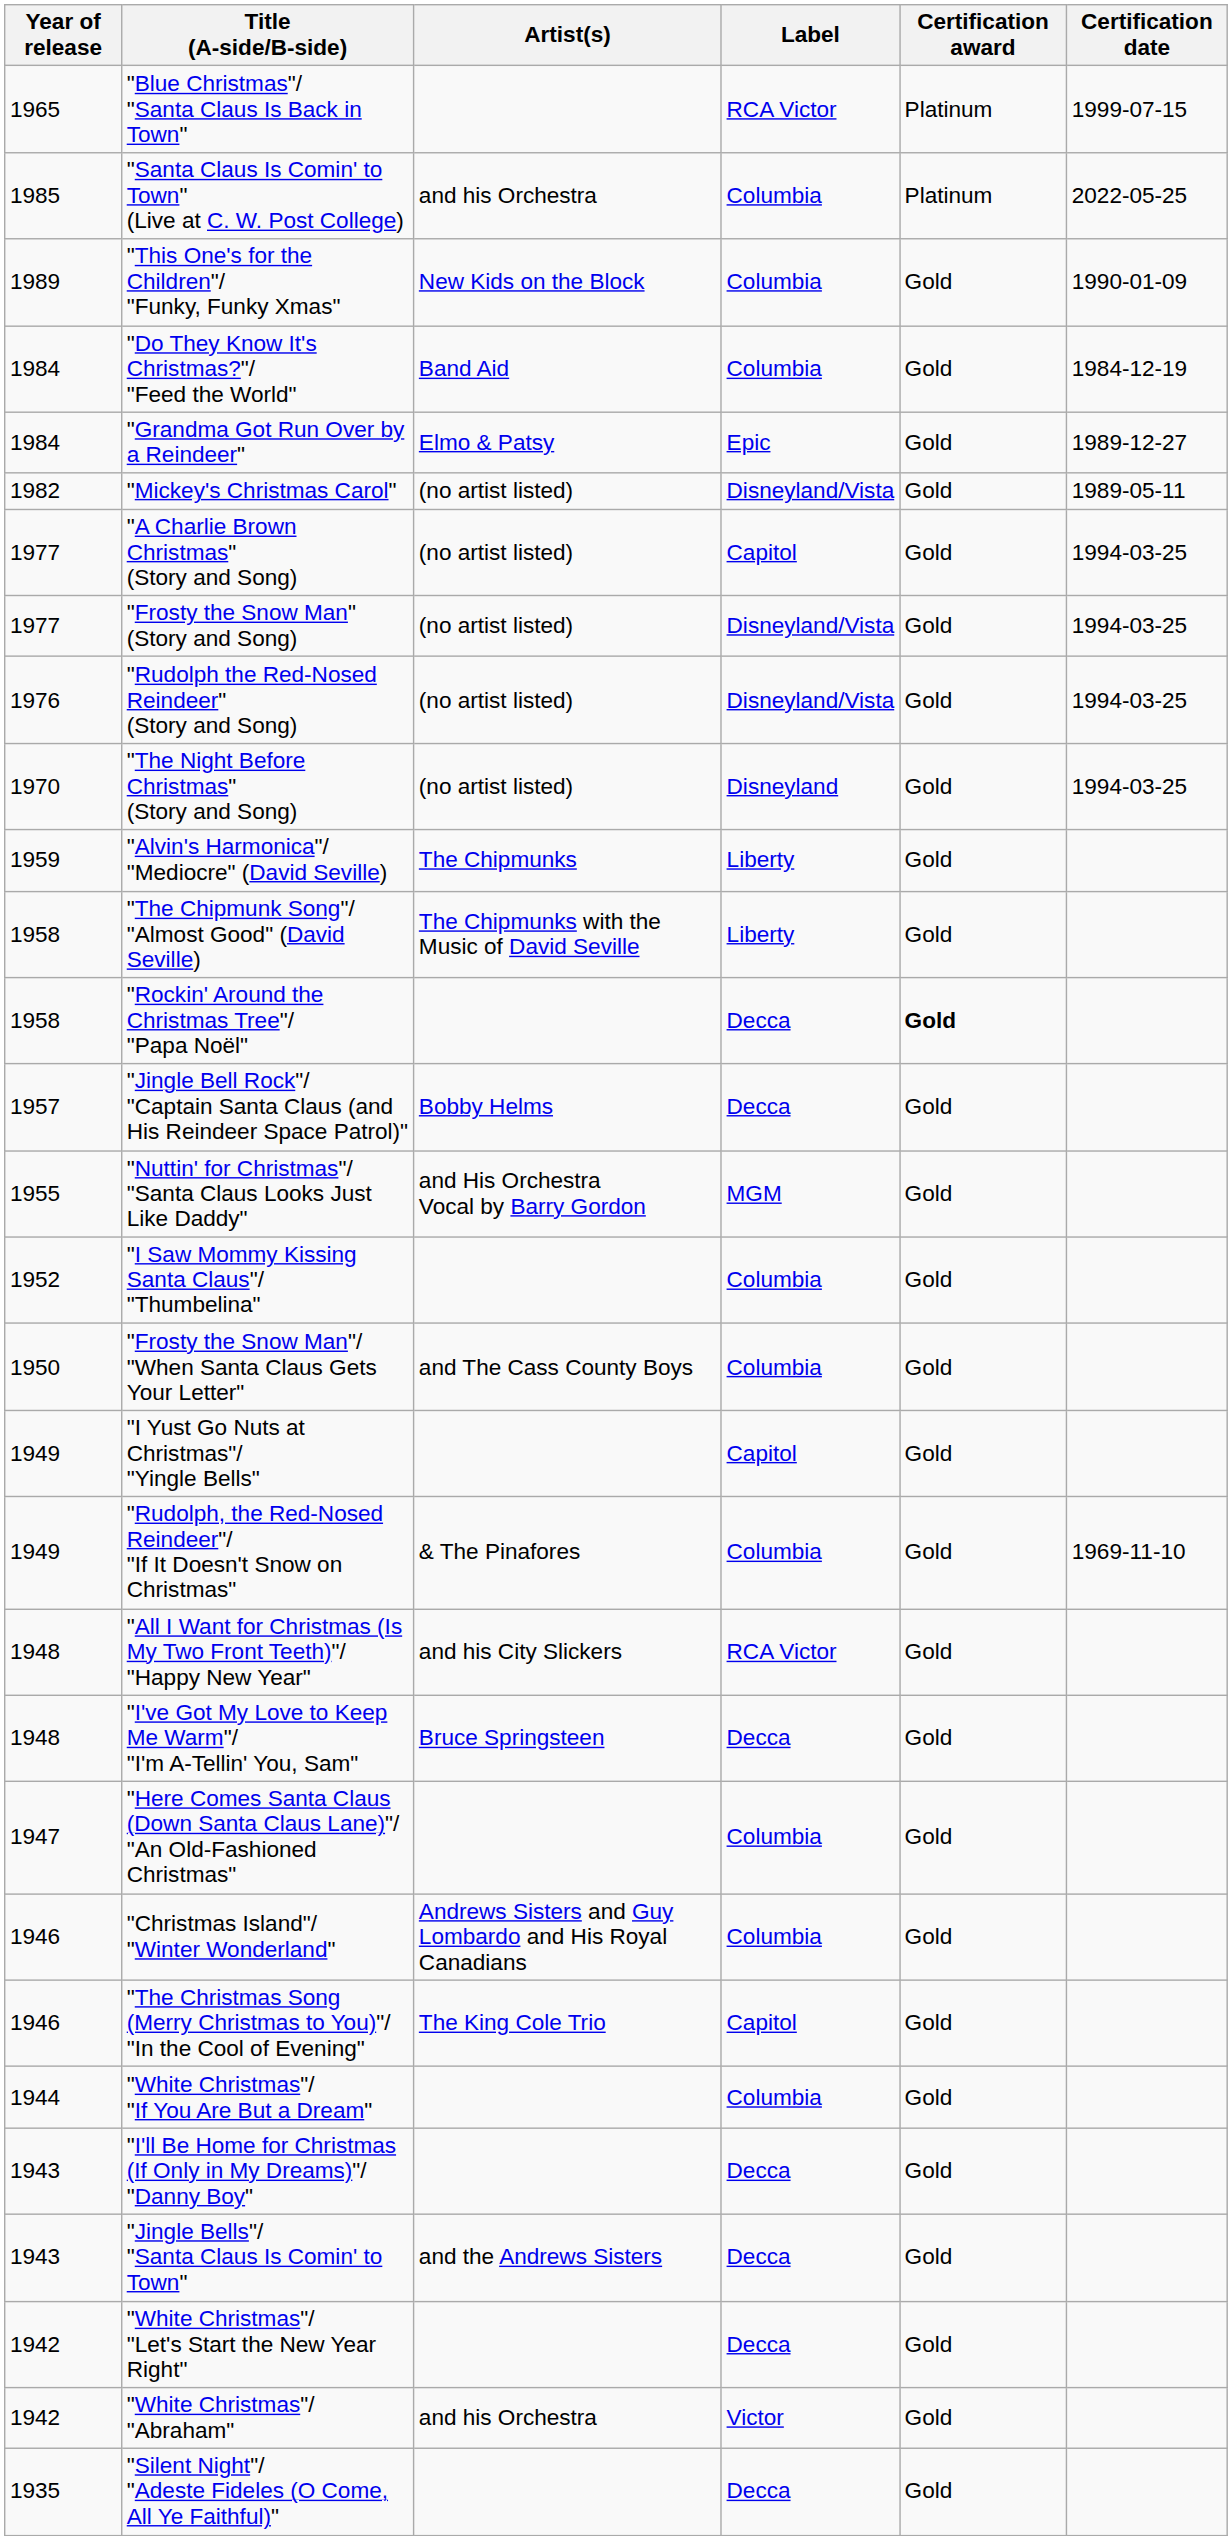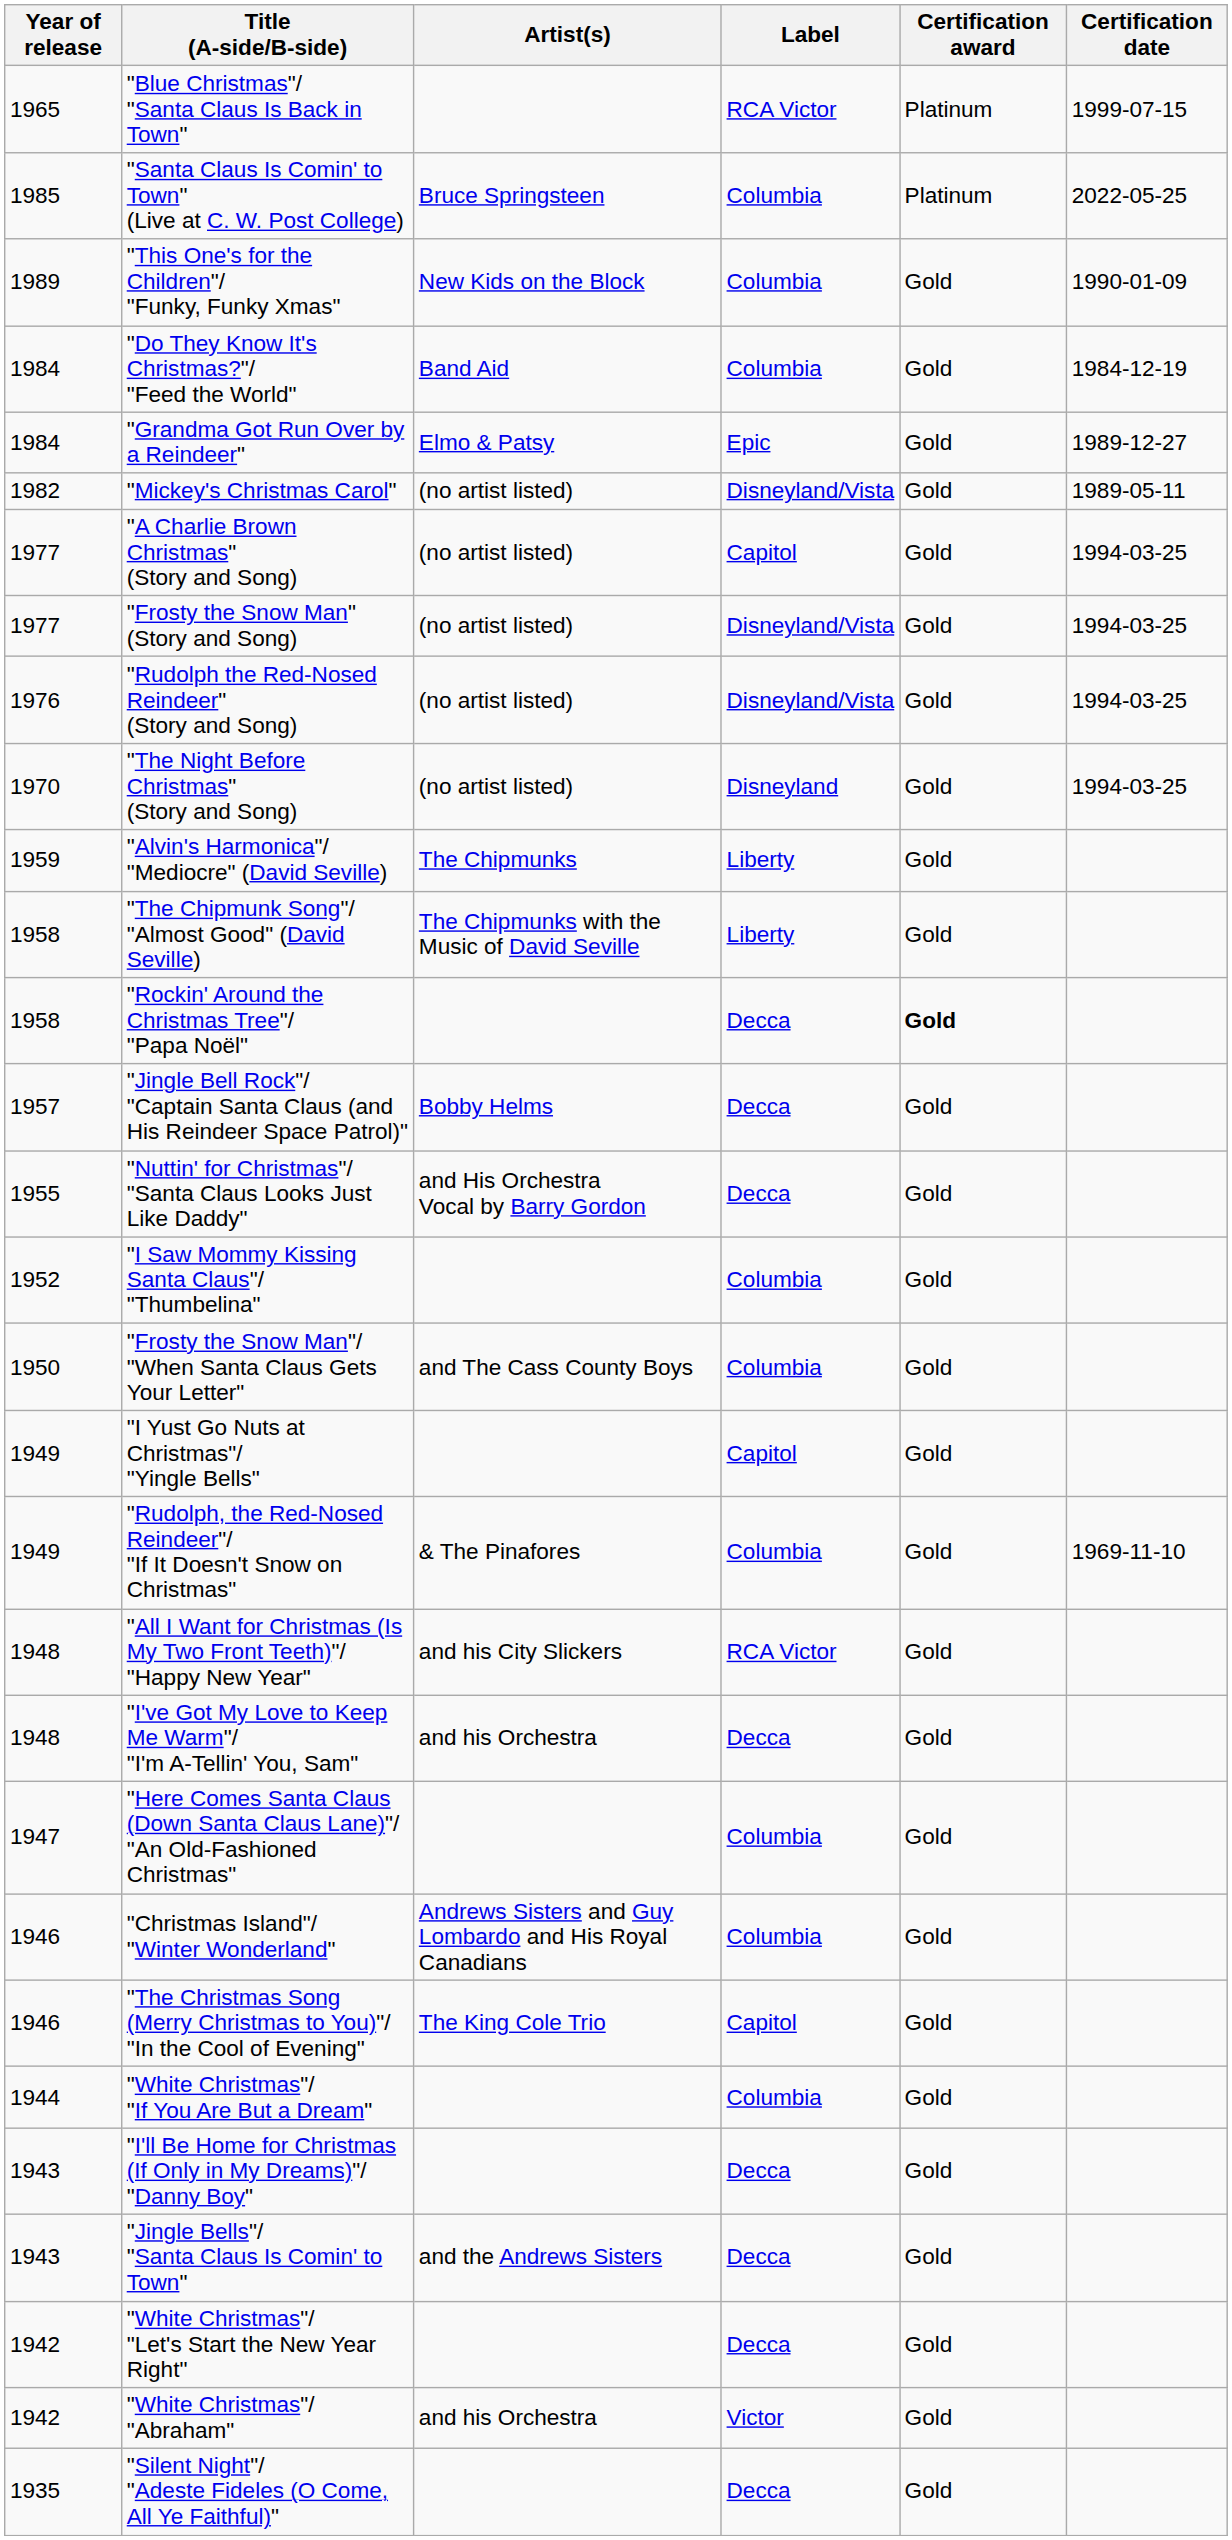(508, 195) and his Orchestra -> (512, 195) Bruce Springsteen
(754, 1193) MGM -> (759, 1193) Decca
(512, 1738) Bruce Springsteen -> (508, 1738) and his Orchestra
